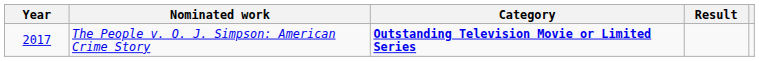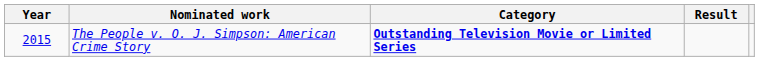(37, 40) 2017 -> (37, 40) 2015
